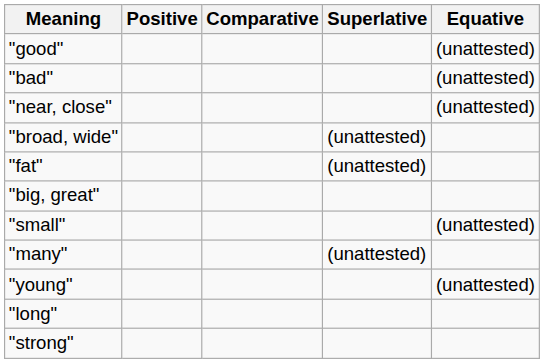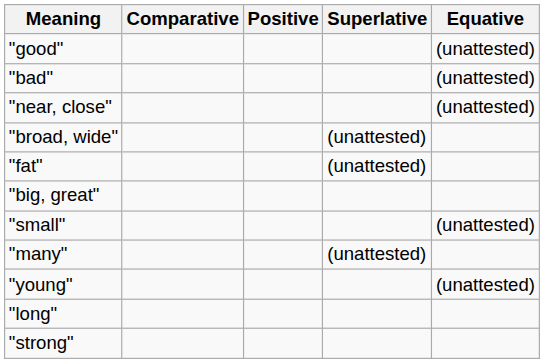columns swapped: (162, 19) <-> (262, 19)
